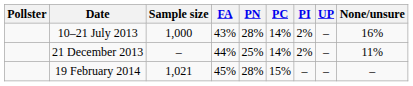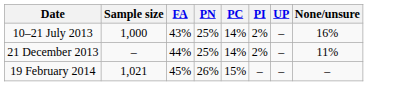- column: (27, 14)
(253, 33) 28% -> (208, 33) 25%
(253, 71) 28% -> (208, 71) 26%
